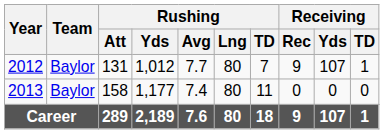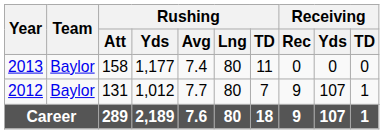rows swapped: (26, 66) <-> (26, 91)
